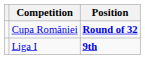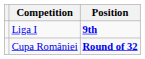rows swapped: (24, 46) <-> (45, 29)
